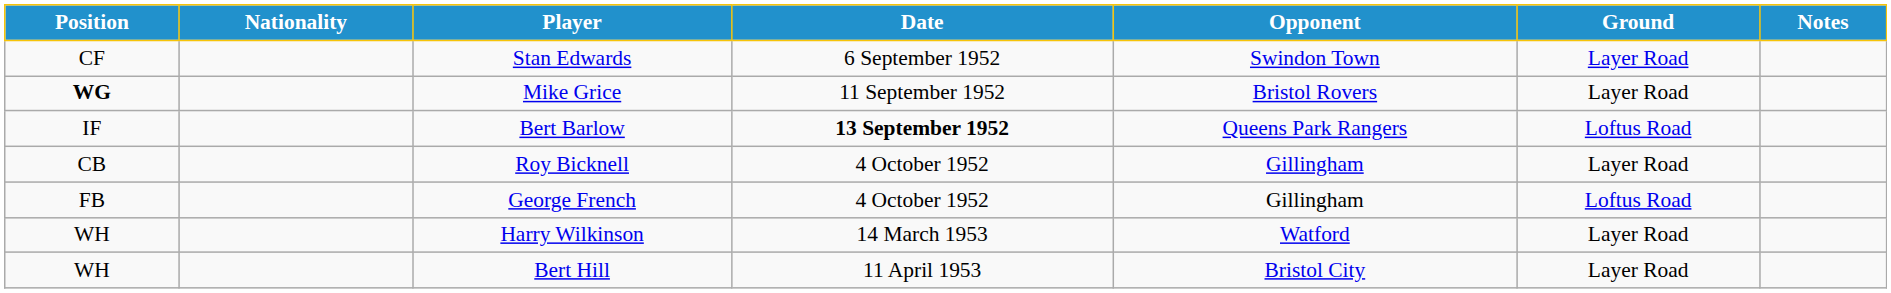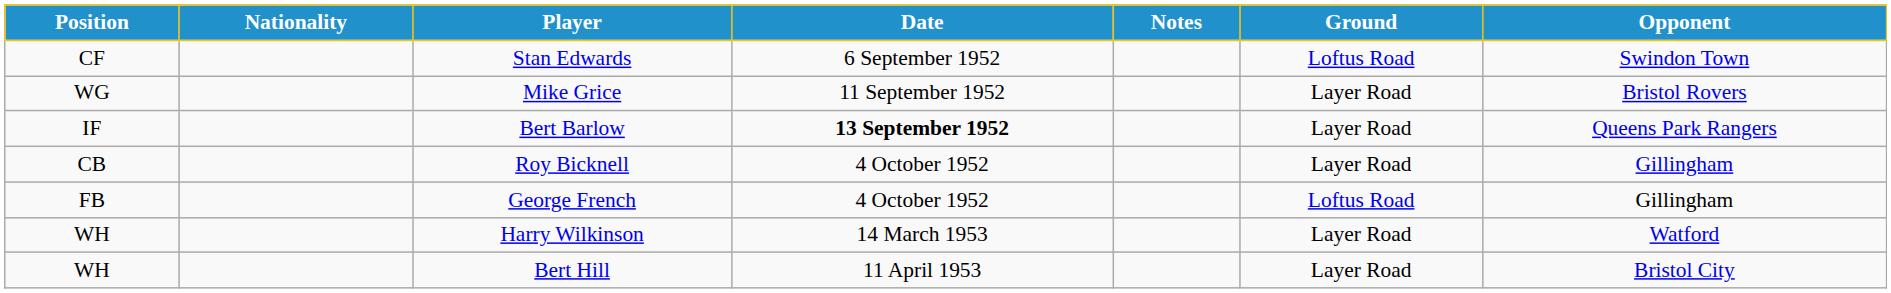columns swapped: (1315, 22) <-> (1823, 22)
(1638, 57) Layer Road -> (1361, 57) Loftus Road
(92, 93) bold -> (92, 93) normal
(1638, 128) Loftus Road -> (1361, 128) Layer Road
